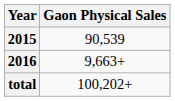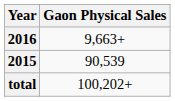rows swapped: (22, 38) <-> (22, 61)
